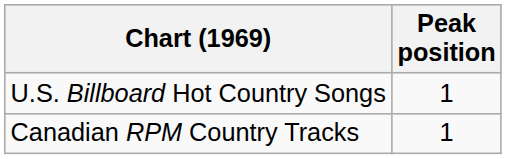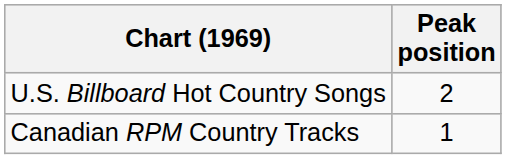(447, 93) 1 -> (447, 93) 2
